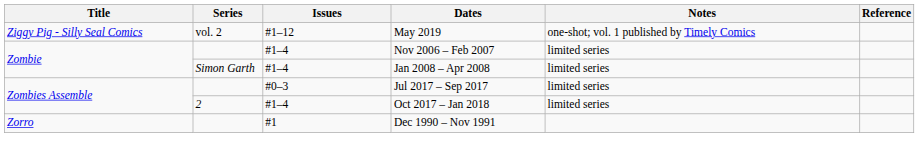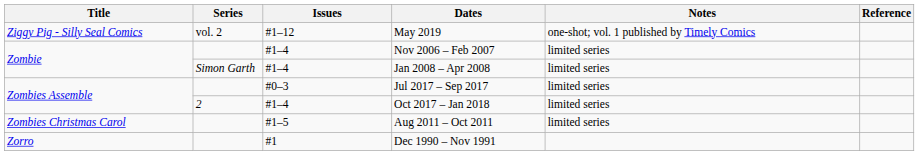+ row: (444, 123)
